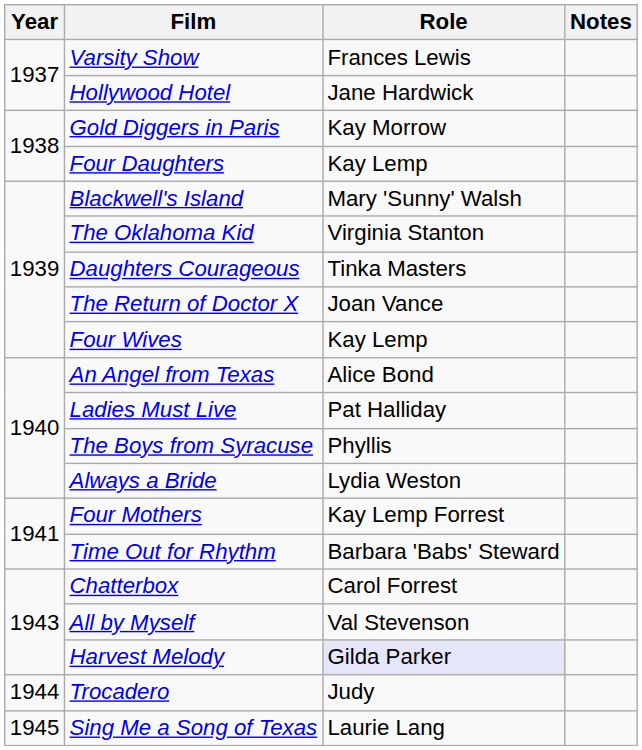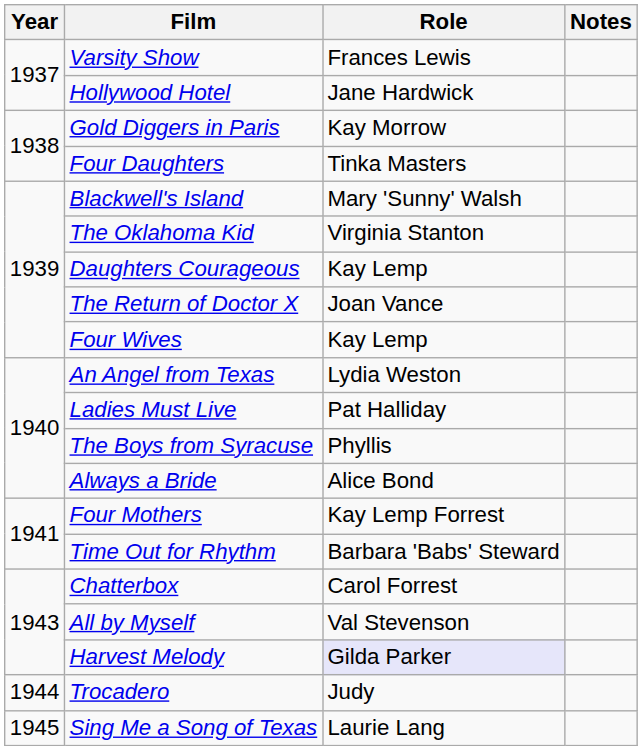(378, 163) Kay Lemp -> (397, 163) Tinka Masters
(397, 269) Tinka Masters -> (378, 269) Kay Lemp
(381, 374) Alice Bond -> (394, 374) Lydia Weston
(394, 480) Lydia Weston -> (381, 480) Alice Bond
